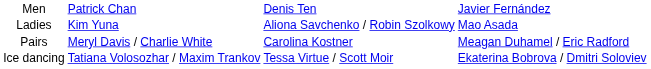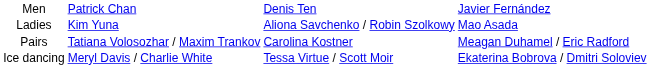(140, 42) Meryl Davis / Charlie White -> (164, 42) Tatiana Volosozhar / Maxim Trankov
(164, 58) Tatiana Volosozhar / Maxim Trankov -> (140, 58) Meryl Davis / Charlie White
